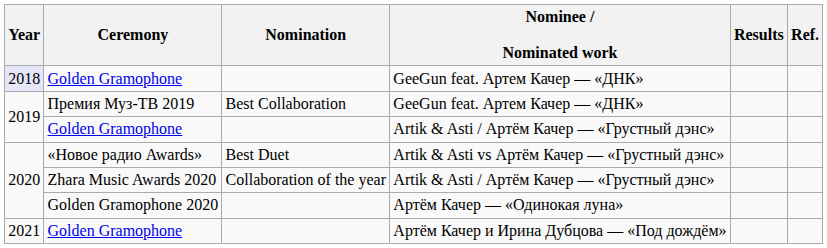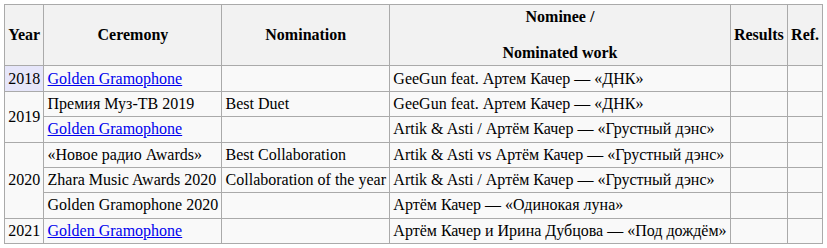(286, 103) Best Collaboration -> (257, 103) Best Duet
(257, 154) Best Duet -> (286, 154) Best Collaboration
